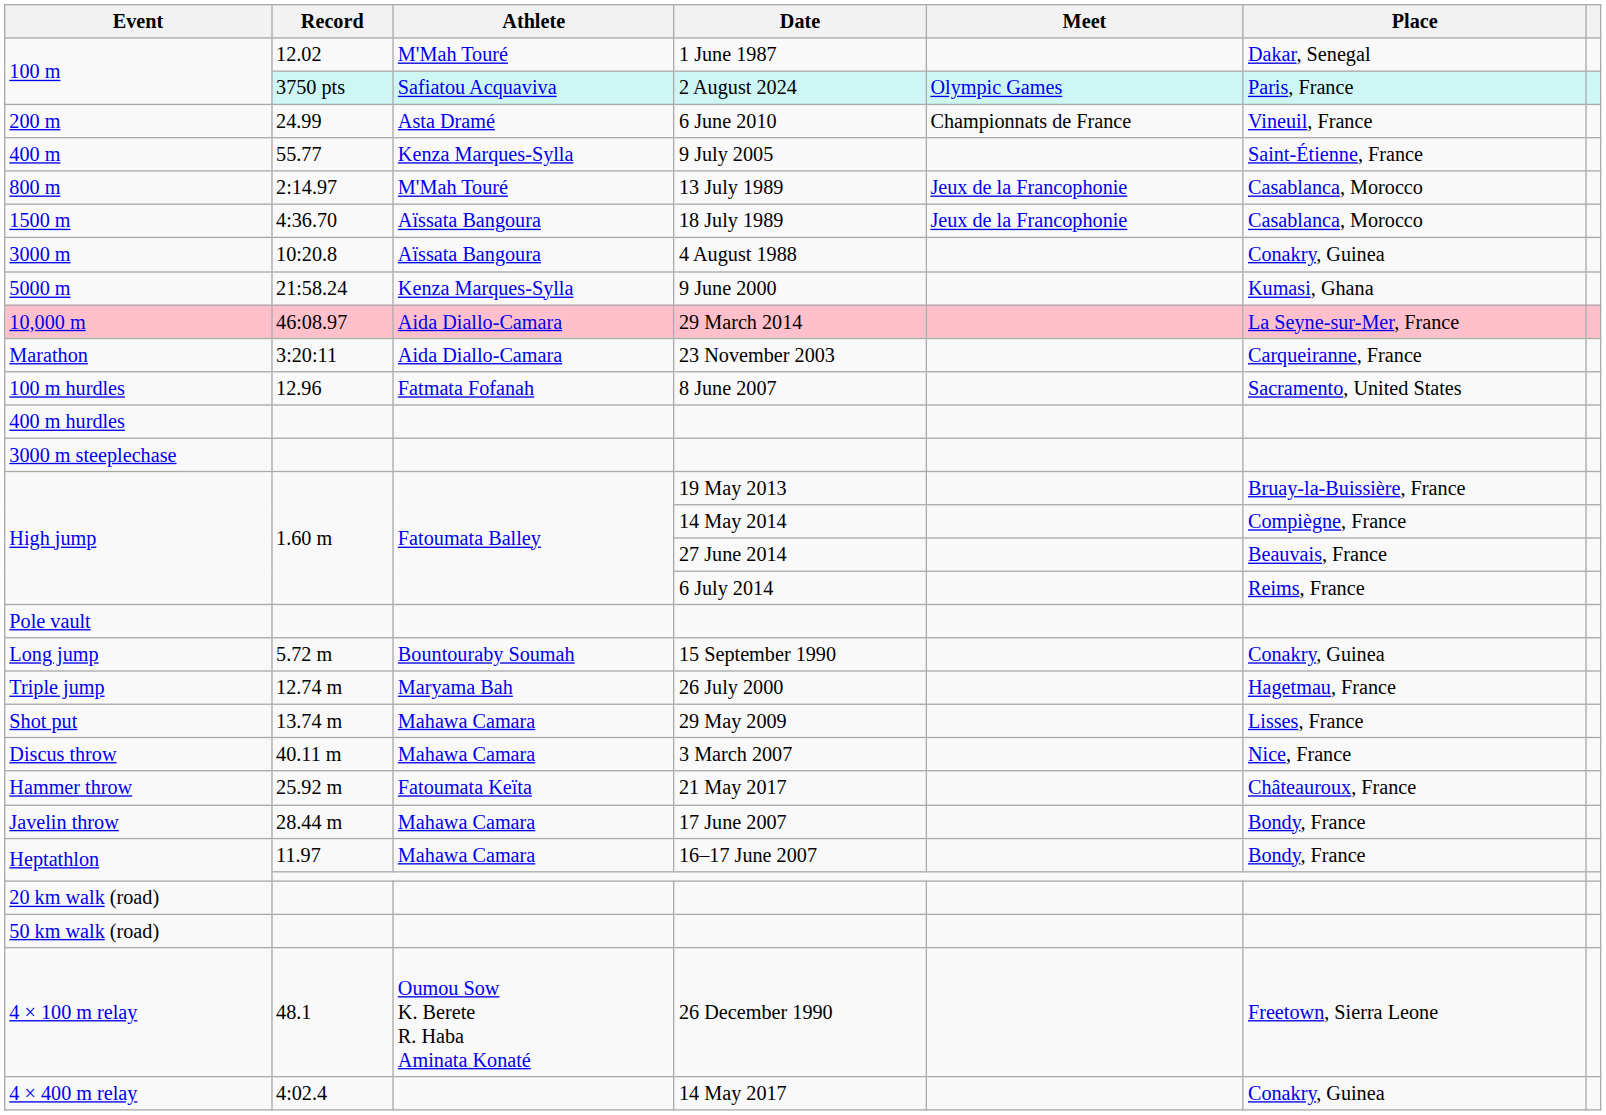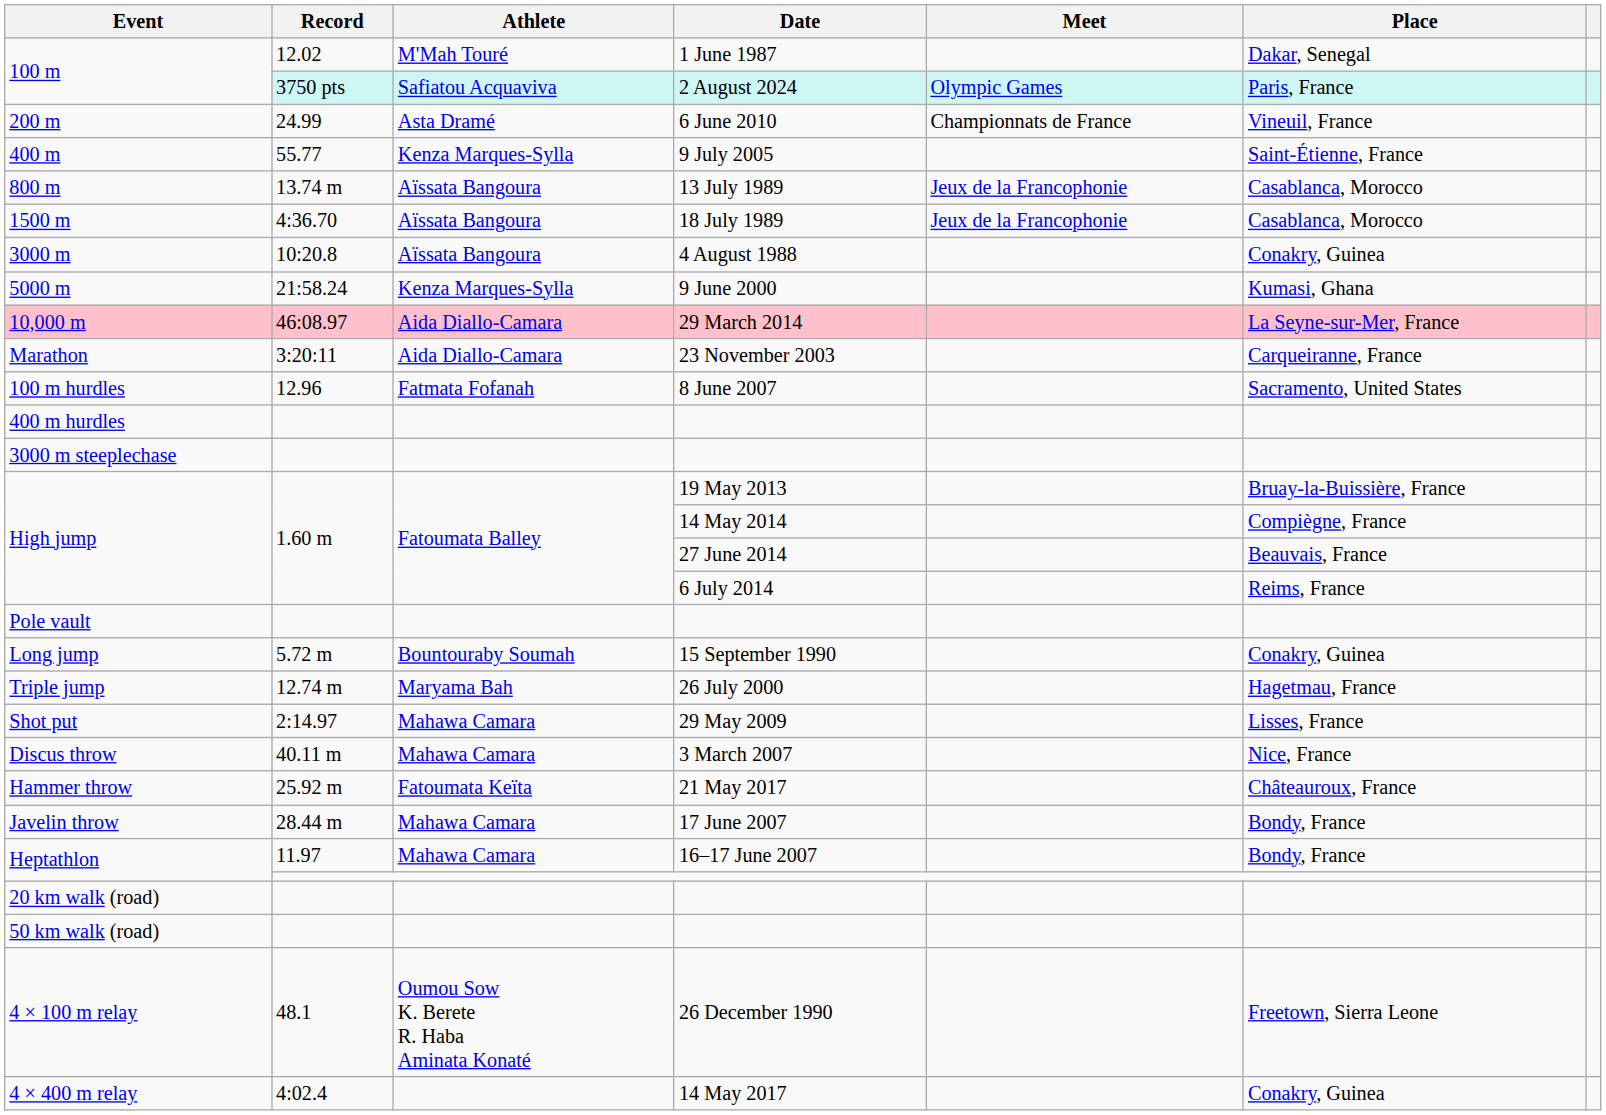(307, 188) 2:14.97 -> (309, 188) 13.74 m
(453, 188) M'Mah Touré -> (469, 188) Aïssata Bangoura
(309, 721) 13.74 m -> (307, 721) 2:14.97
